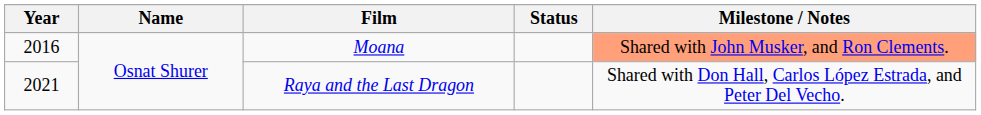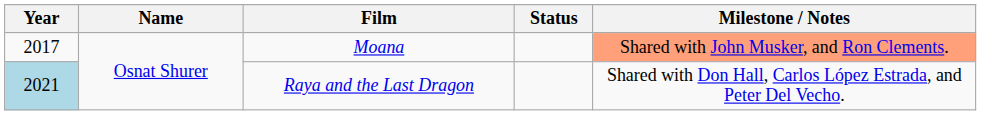(41, 47) 2016 -> (41, 47) 2017
(41, 85) no background -> (41, 85) lightblue background
